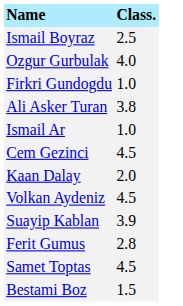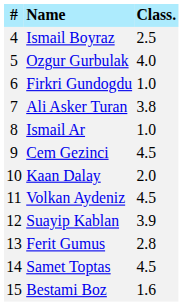+ column: (14, 15)
(126, 290) 1.5 -> (146, 290) 1.6
